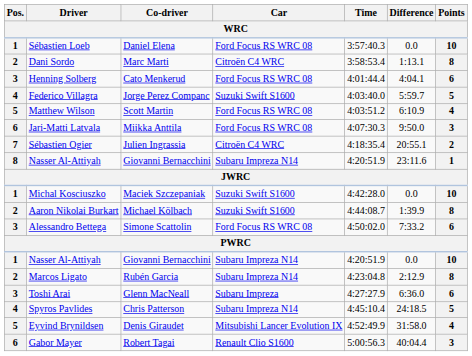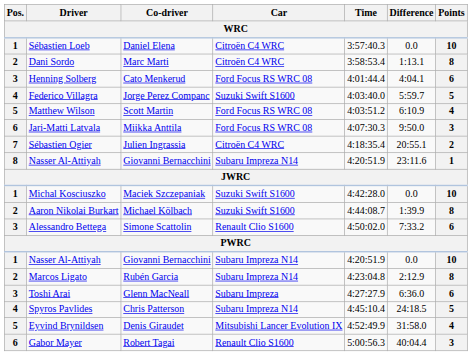(264, 46) Ford Focus RS WRC 08 -> (250, 46) Citroën C4 WRC
(264, 227) Ford Focus RS WRC 08 -> (255, 227) Renault Clio S1600
